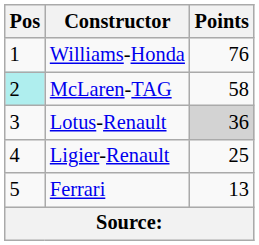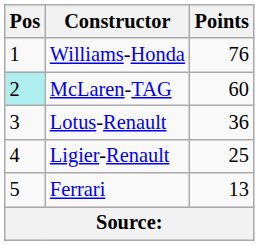(239, 88) 58 -> (239, 88) 60
(239, 121) lightgrey background -> (239, 121) no background
